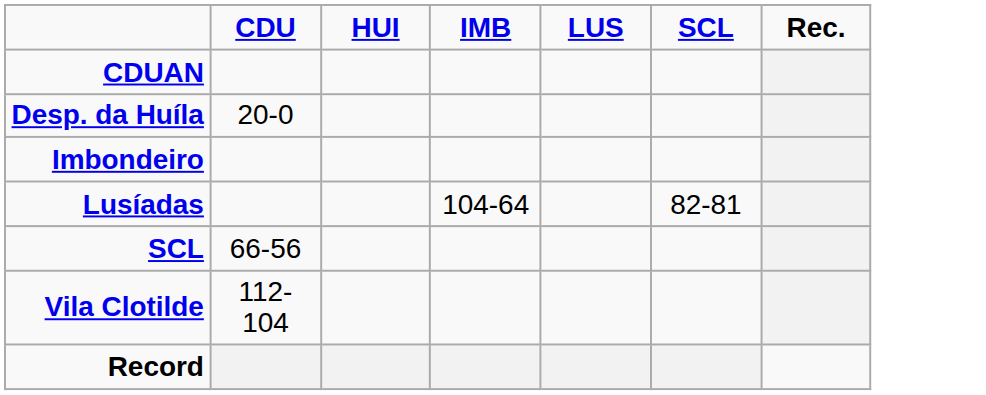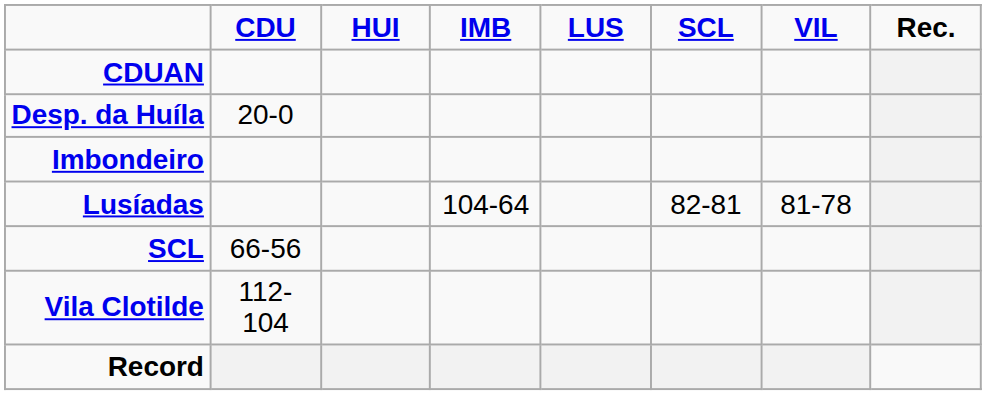+ column: (816, 27)
